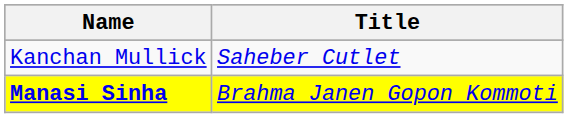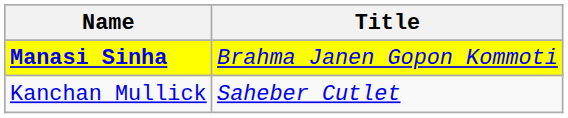rows swapped: (89, 94) <-> (108, 58)
